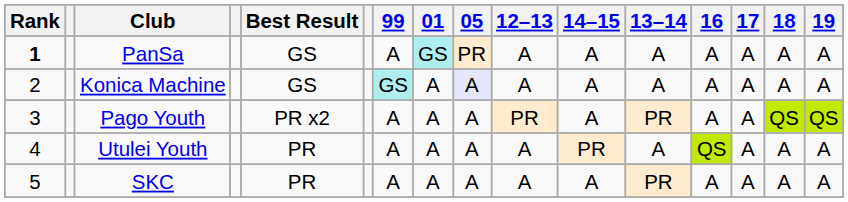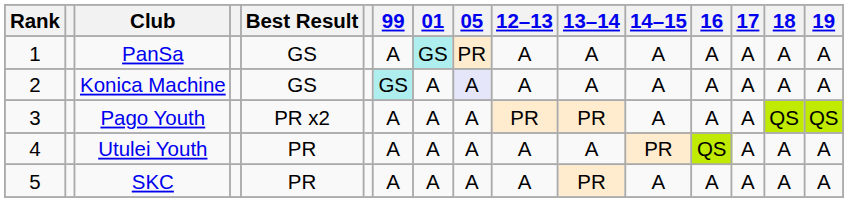columns swapped: (658, 21) <-> (591, 21)
(35, 53) bold -> (35, 53) normal
